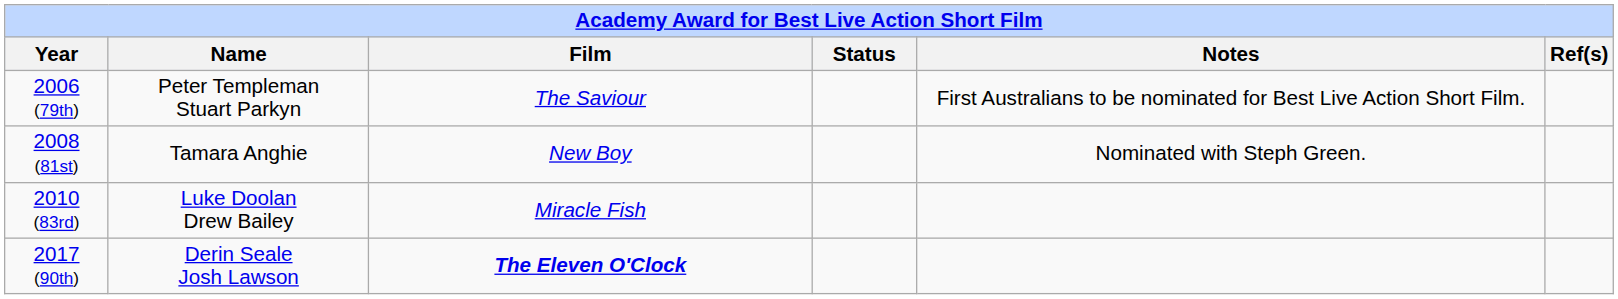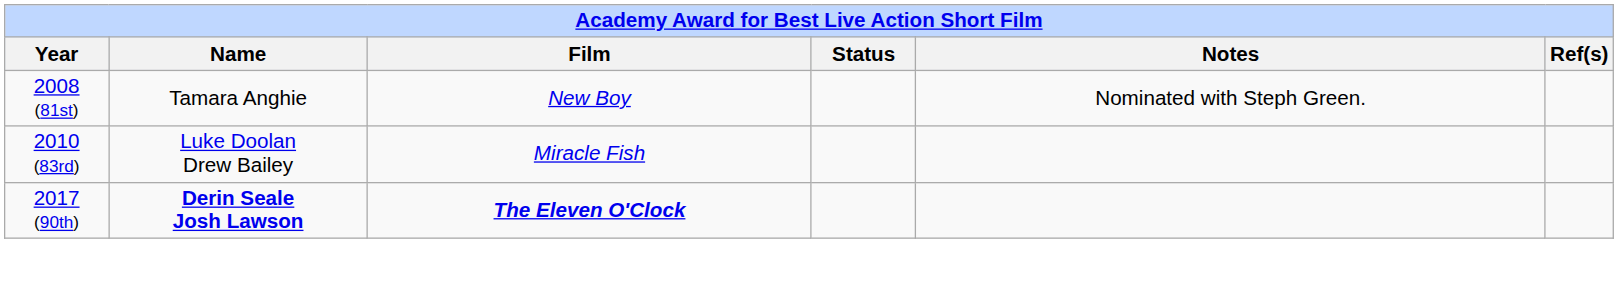- row: (57, 97)
(239, 265) normal -> (238, 209) bold
